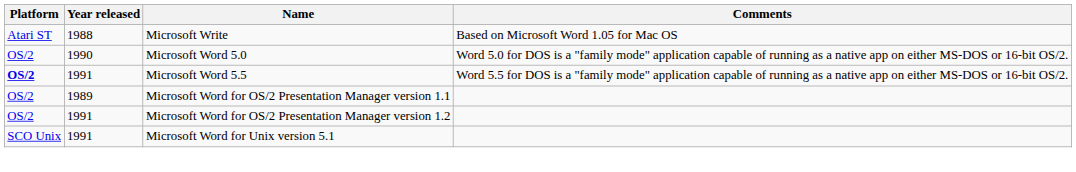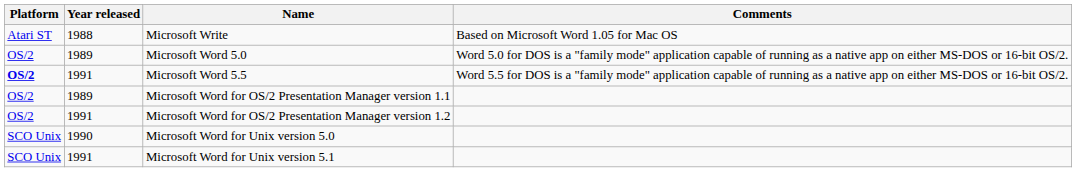(80, 55) 1990 -> (80, 55) 1989
+ row: (240, 136)
